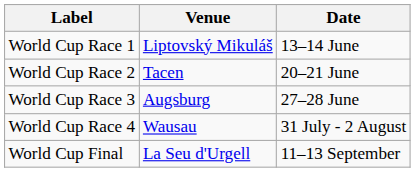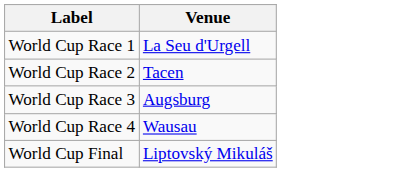- column: (343, 18)
(208, 45) Liptovský Mikuláš -> (197, 45) La Seu d'Urgell
(197, 153) La Seu d'Urgell -> (208, 153) Liptovský Mikuláš
